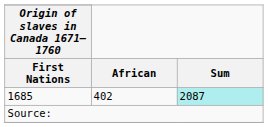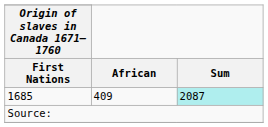(103, 96) 402 -> (103, 96) 409
